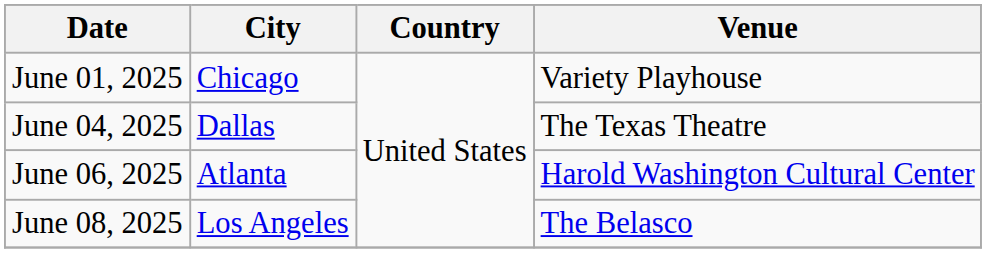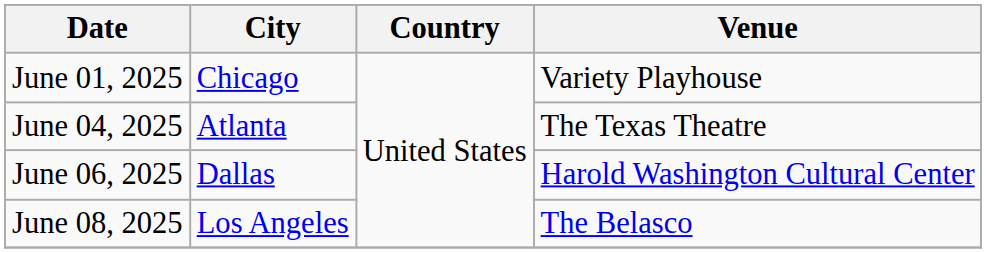(236, 125) Dallas -> (242, 125) Atlanta
(242, 174) Atlanta -> (236, 174) Dallas
